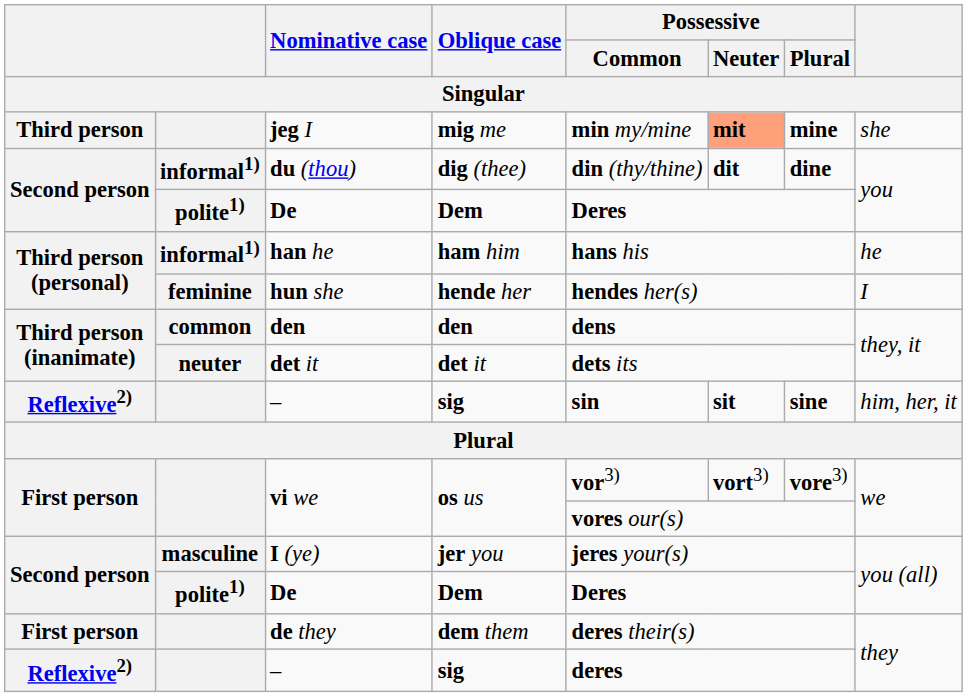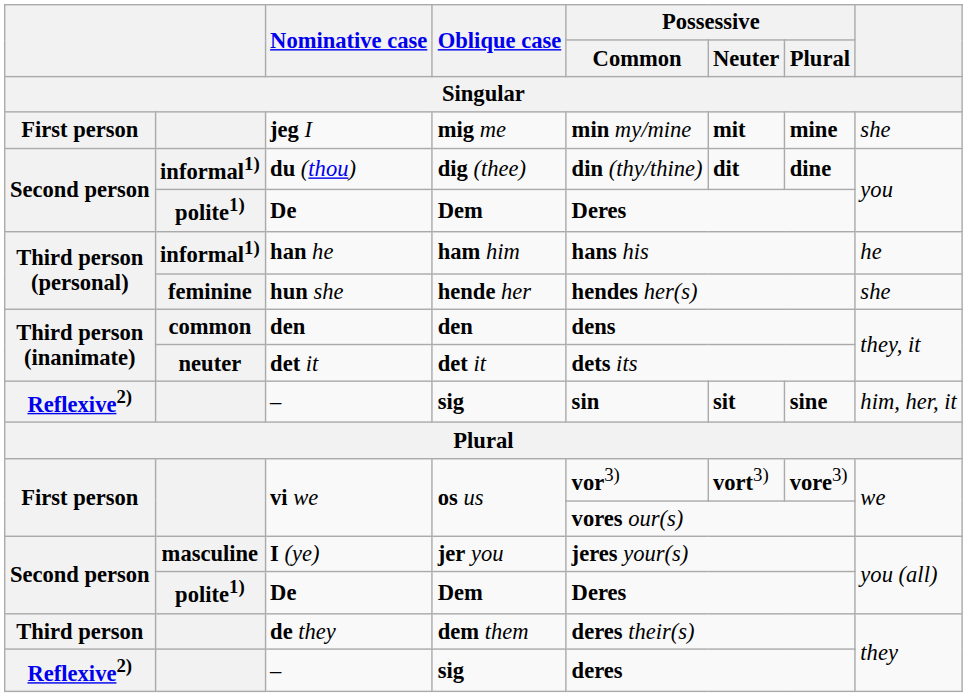(80, 129) Third person -> (80, 129) First person
(729, 129) lightsalmon background -> (729, 129) no background
(864, 291) I -> (875, 291) she
(80, 631) First person -> (80, 631) Third person
